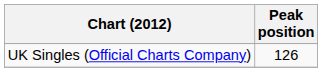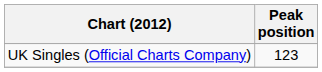(286, 55) 126 -> (286, 55) 123
